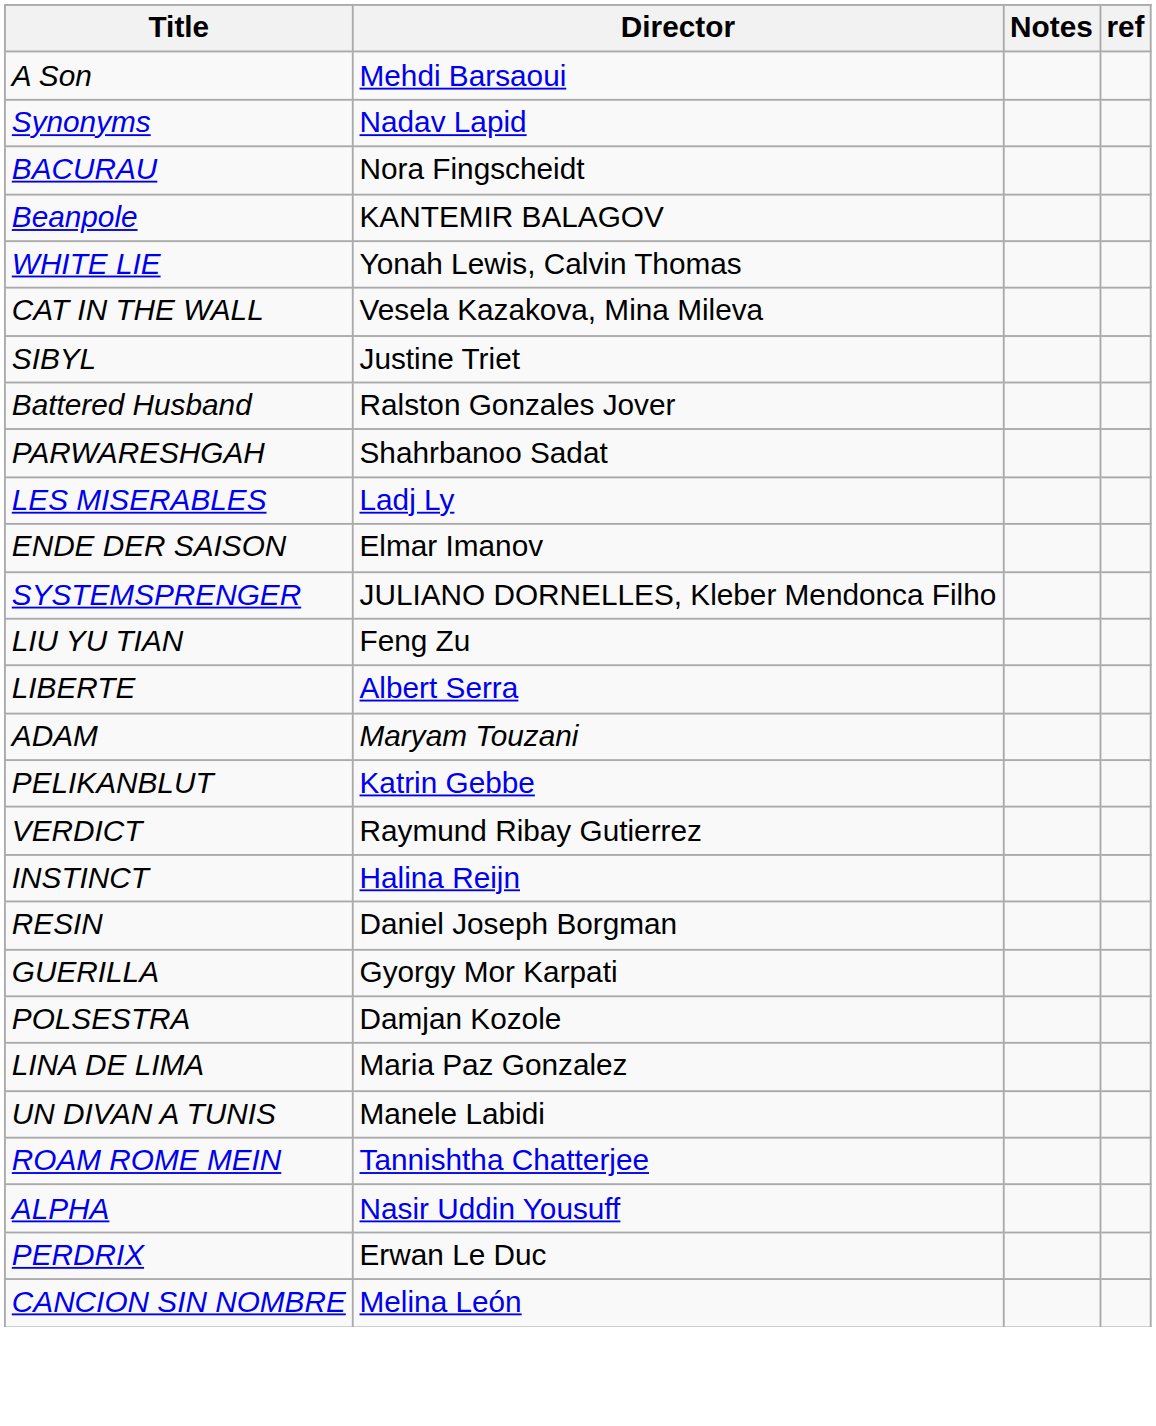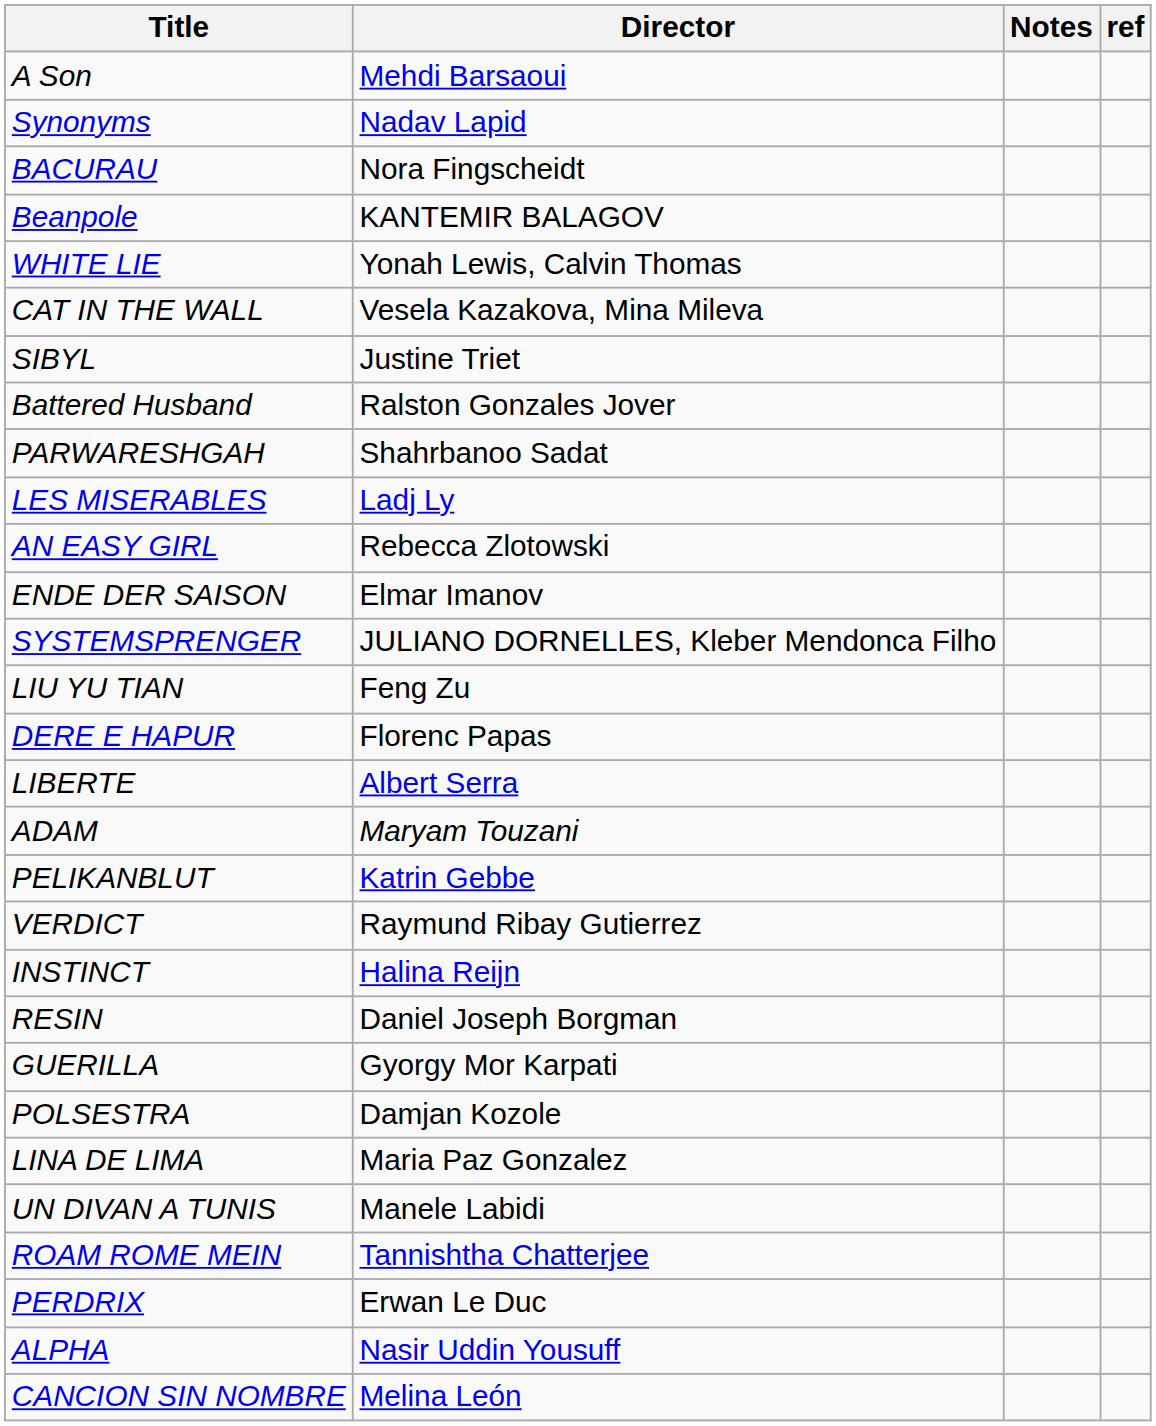+ row: (115, 547)
+ row: (123, 736)
rows swapped: (61, 1208) <-> (78, 1255)
